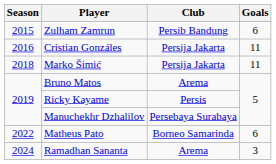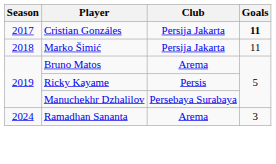- row: (79, 30)
(23, 47) 2016 -> (23, 30) 2017
(255, 47) normal -> (255, 30) bold
- row: (74, 133)
